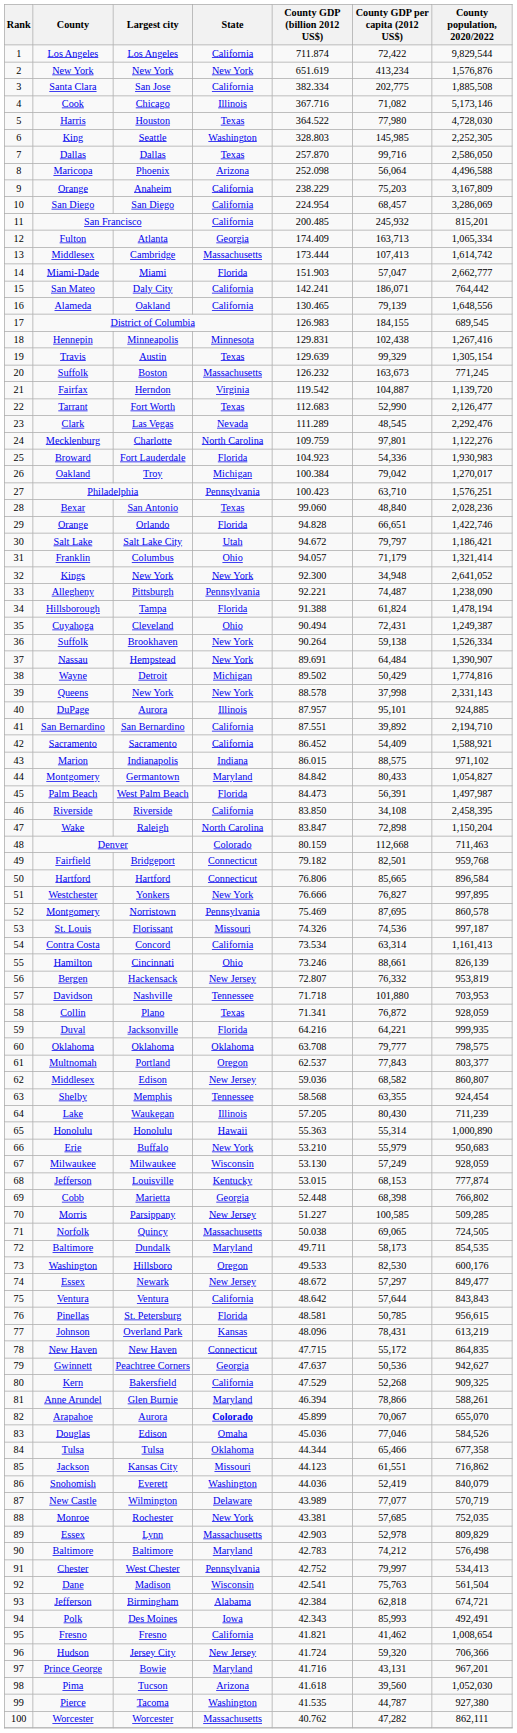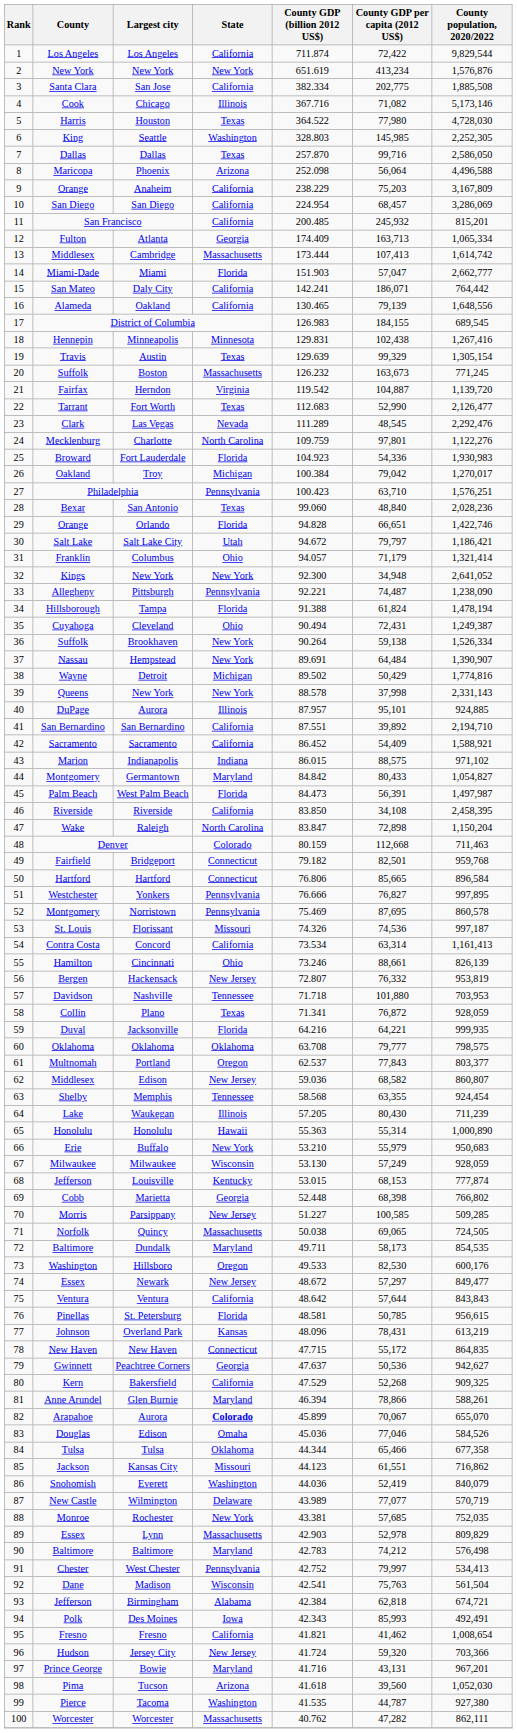(233, 894) New York -> (233, 894) Pennsylvania
(472, 1652) 706,366 -> (472, 1652) 703,366
